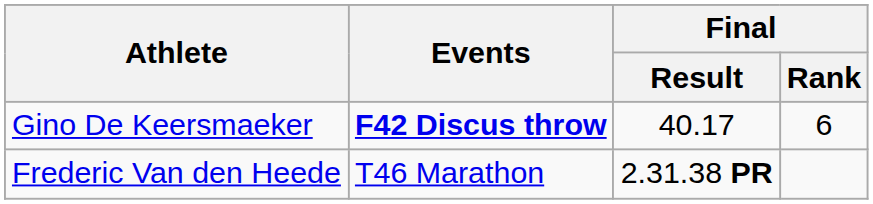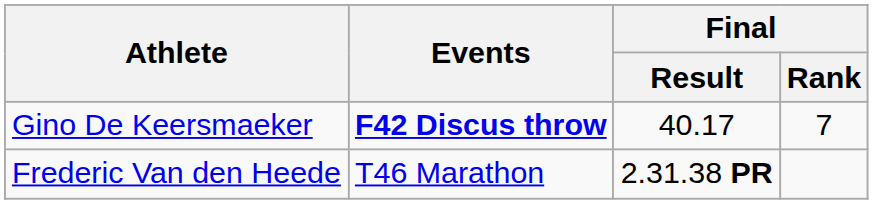(824, 125) 6 -> (824, 125) 7
